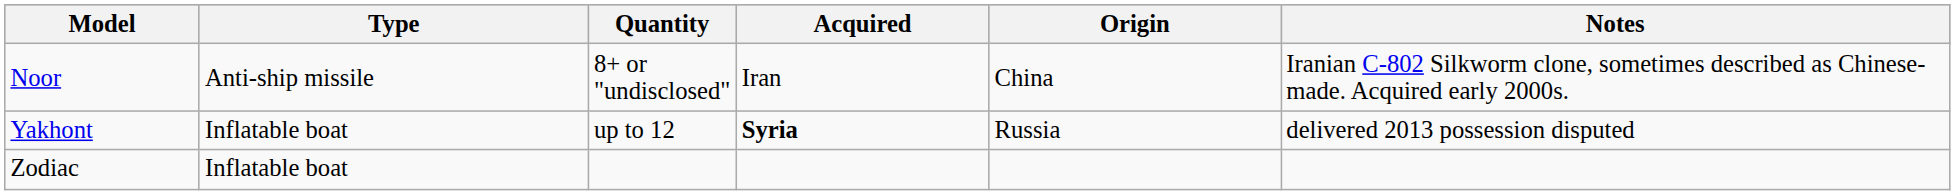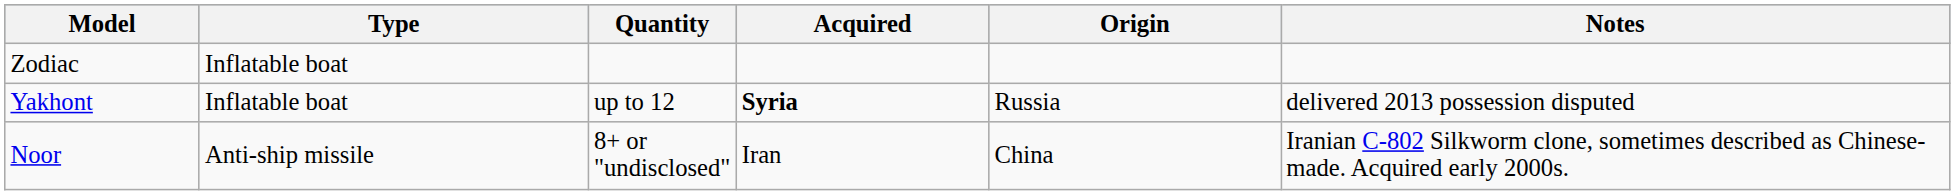rows swapped: (36, 76) <-> (45, 168)
